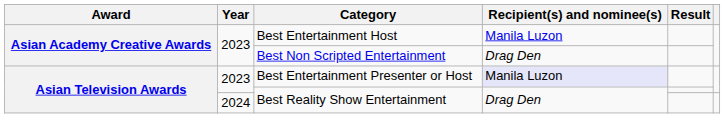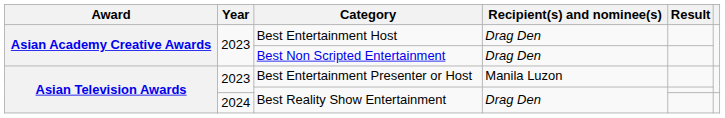(524, 35) Manila Luzon -> (513, 35) Drag Den
(524, 76) lavender background -> (524, 76) no background
